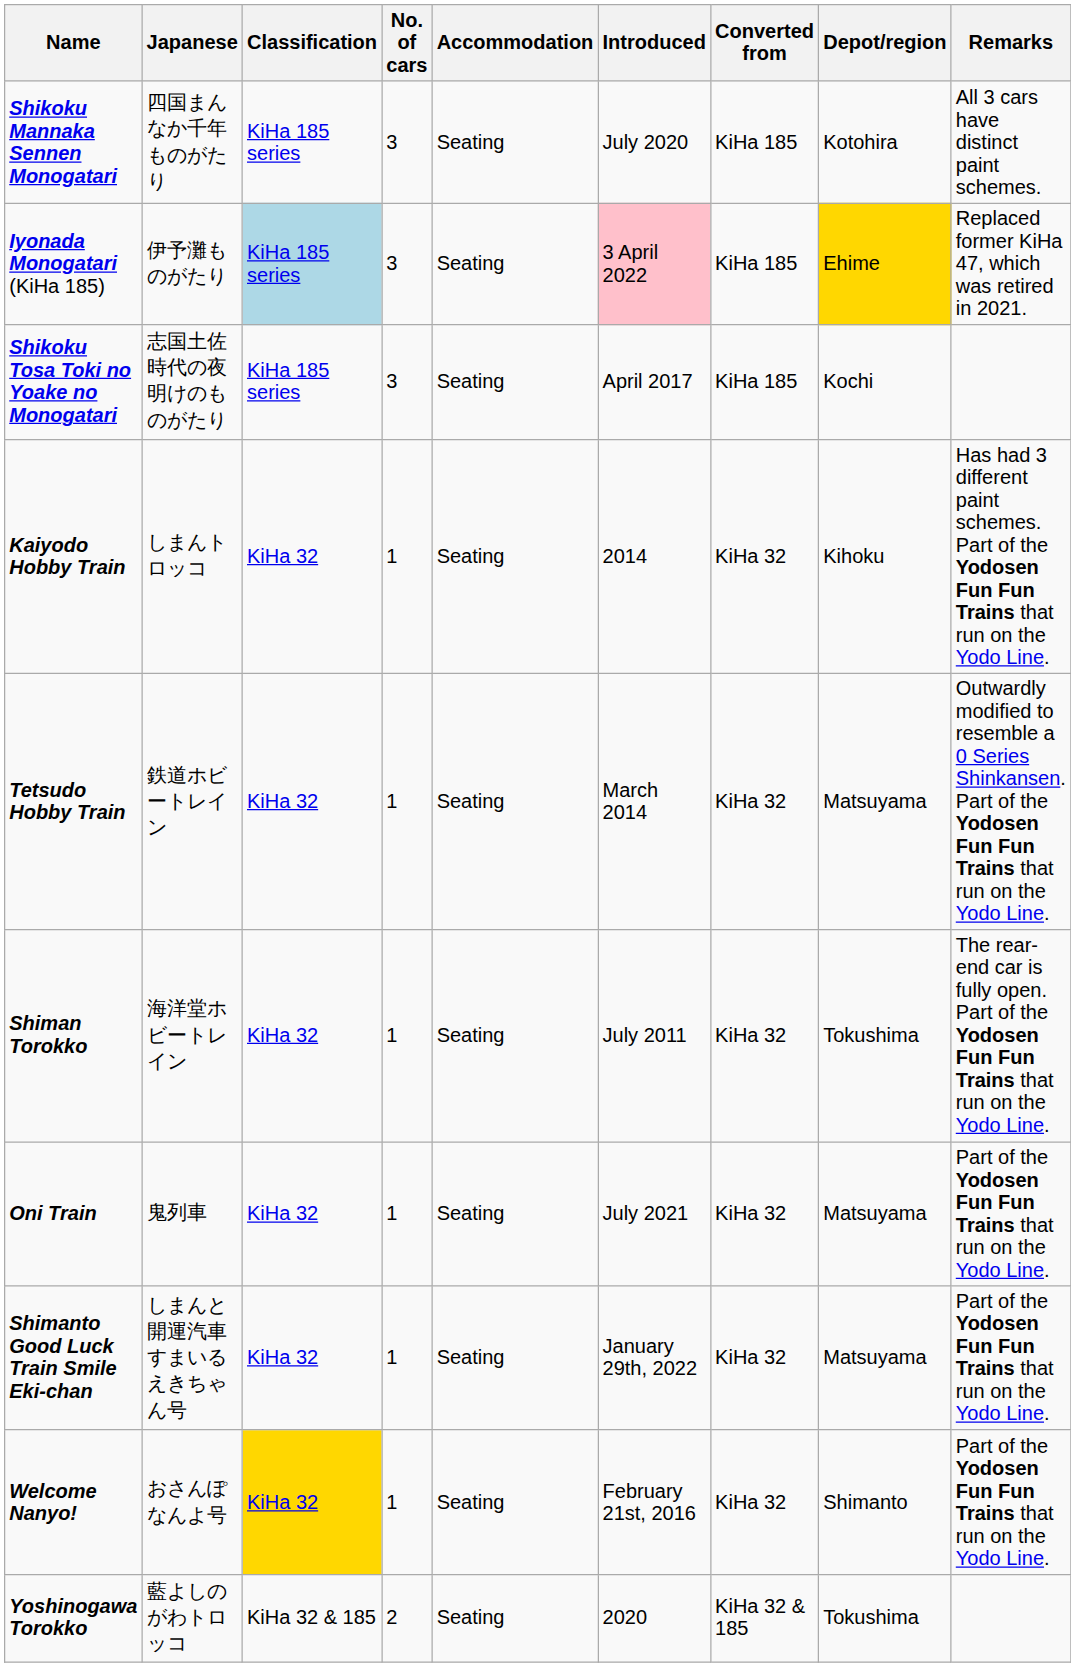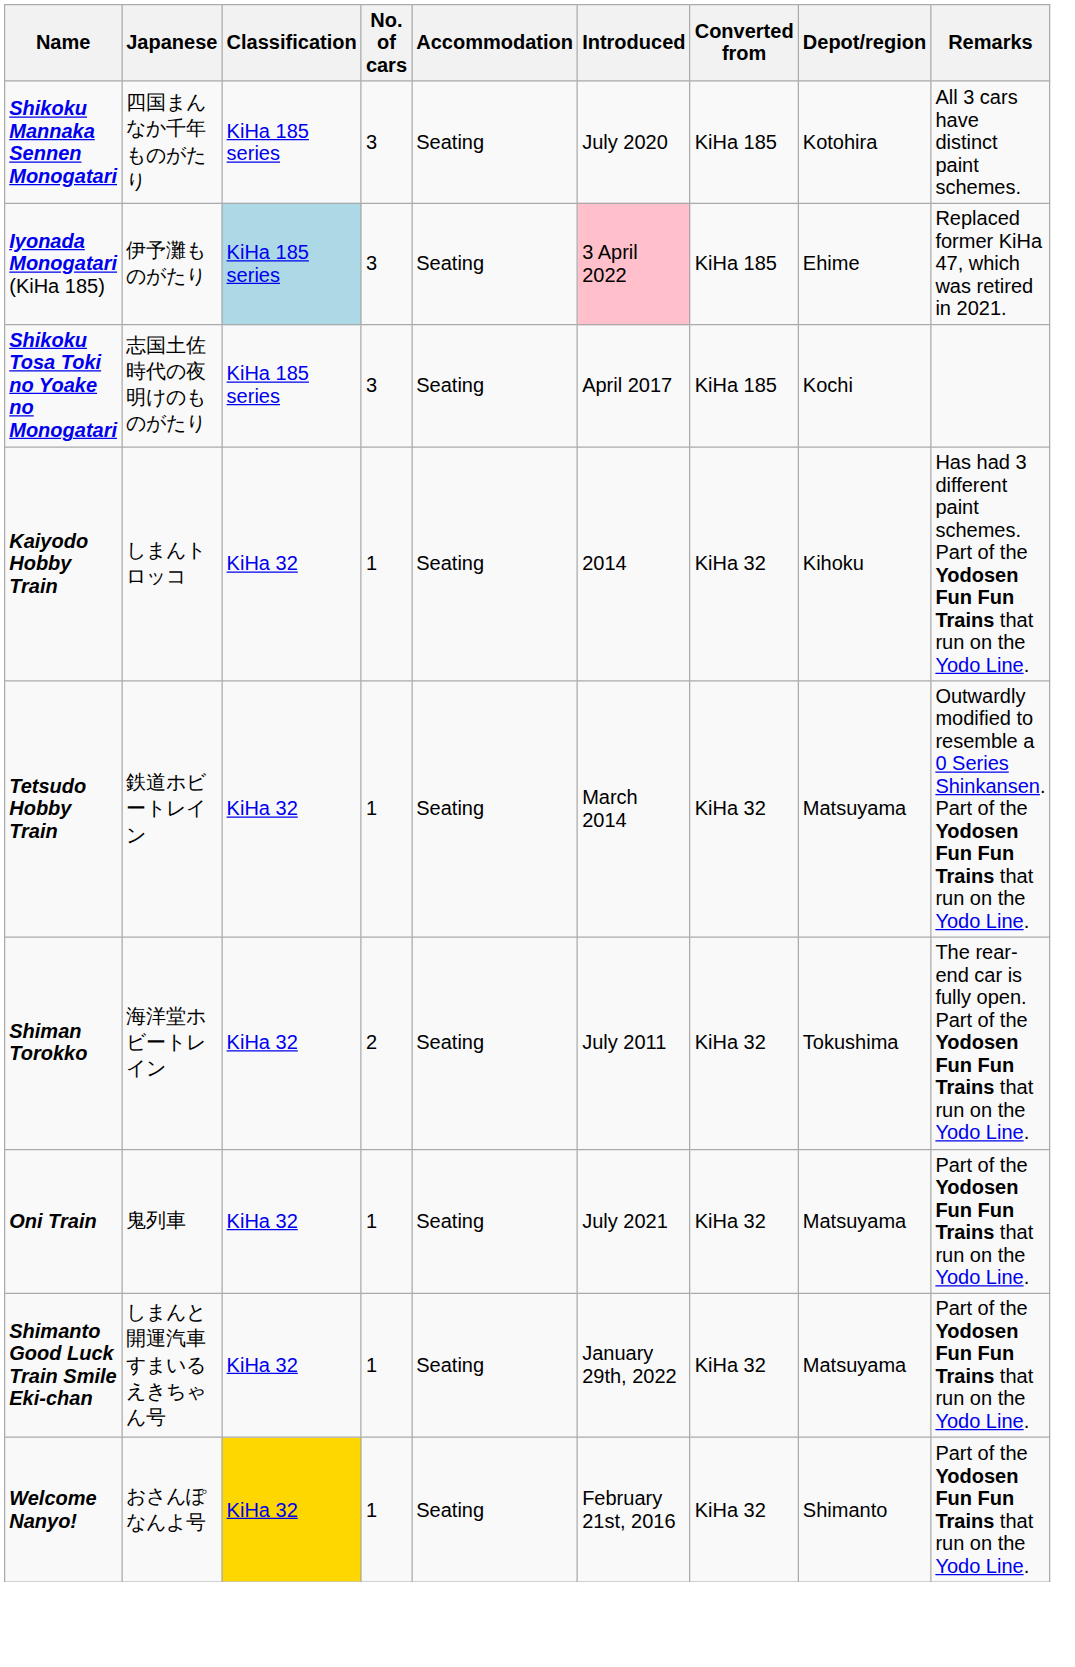(852, 263) gold background -> (831, 263) no background
(392, 1035) 1 -> (371, 1043) 2
- row: (73, 1618)
